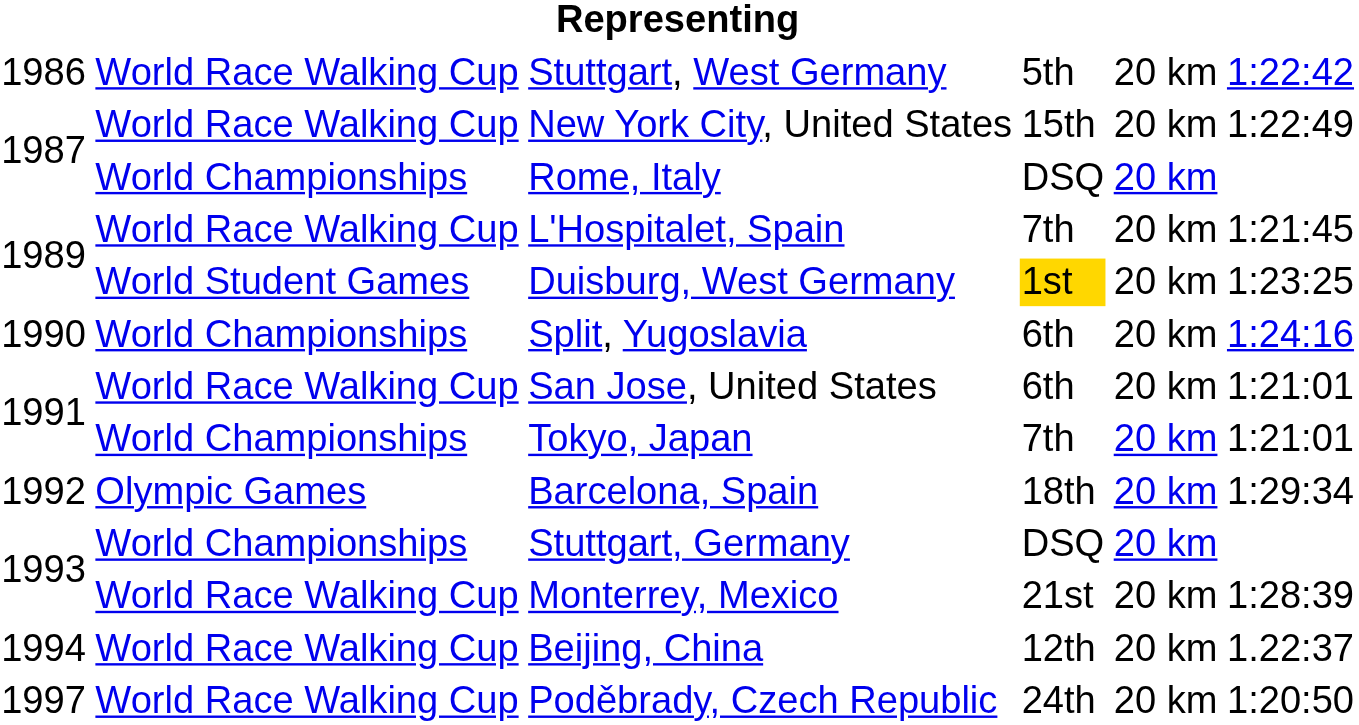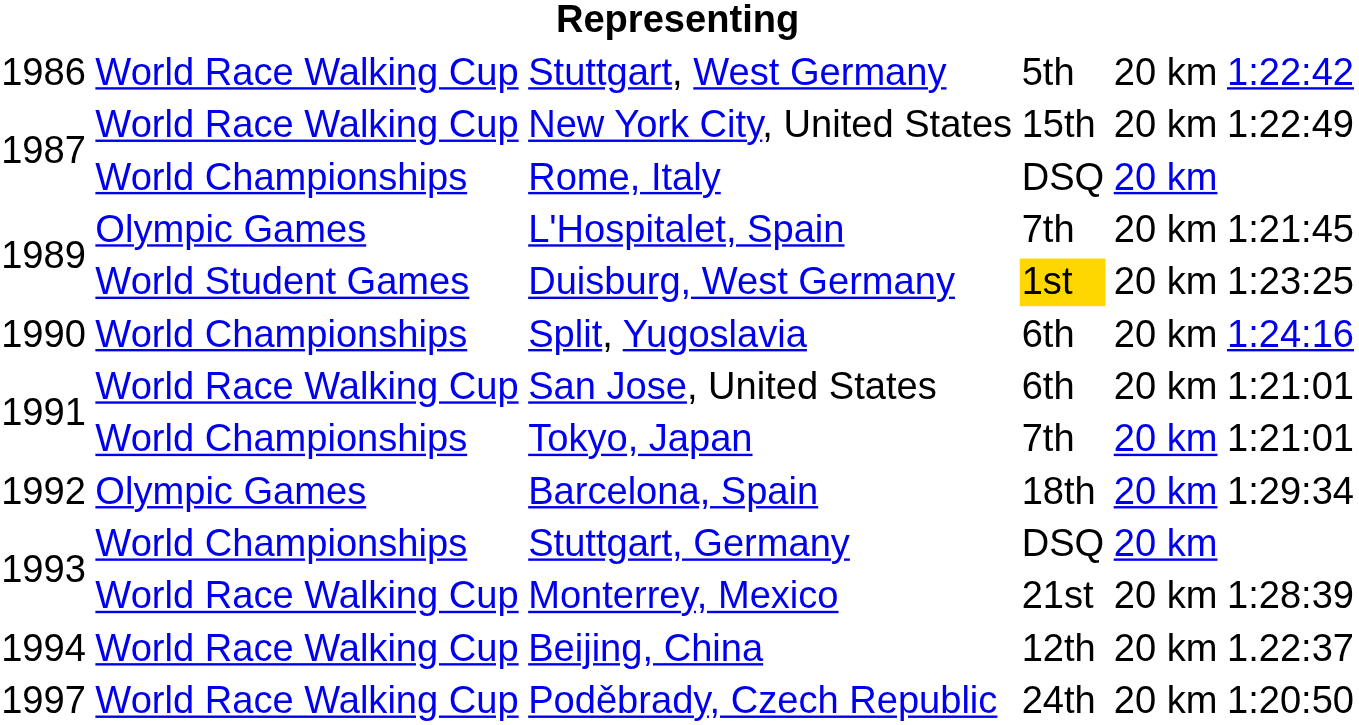(307, 229) World Race Walking Cup -> (231, 229) Olympic Games
